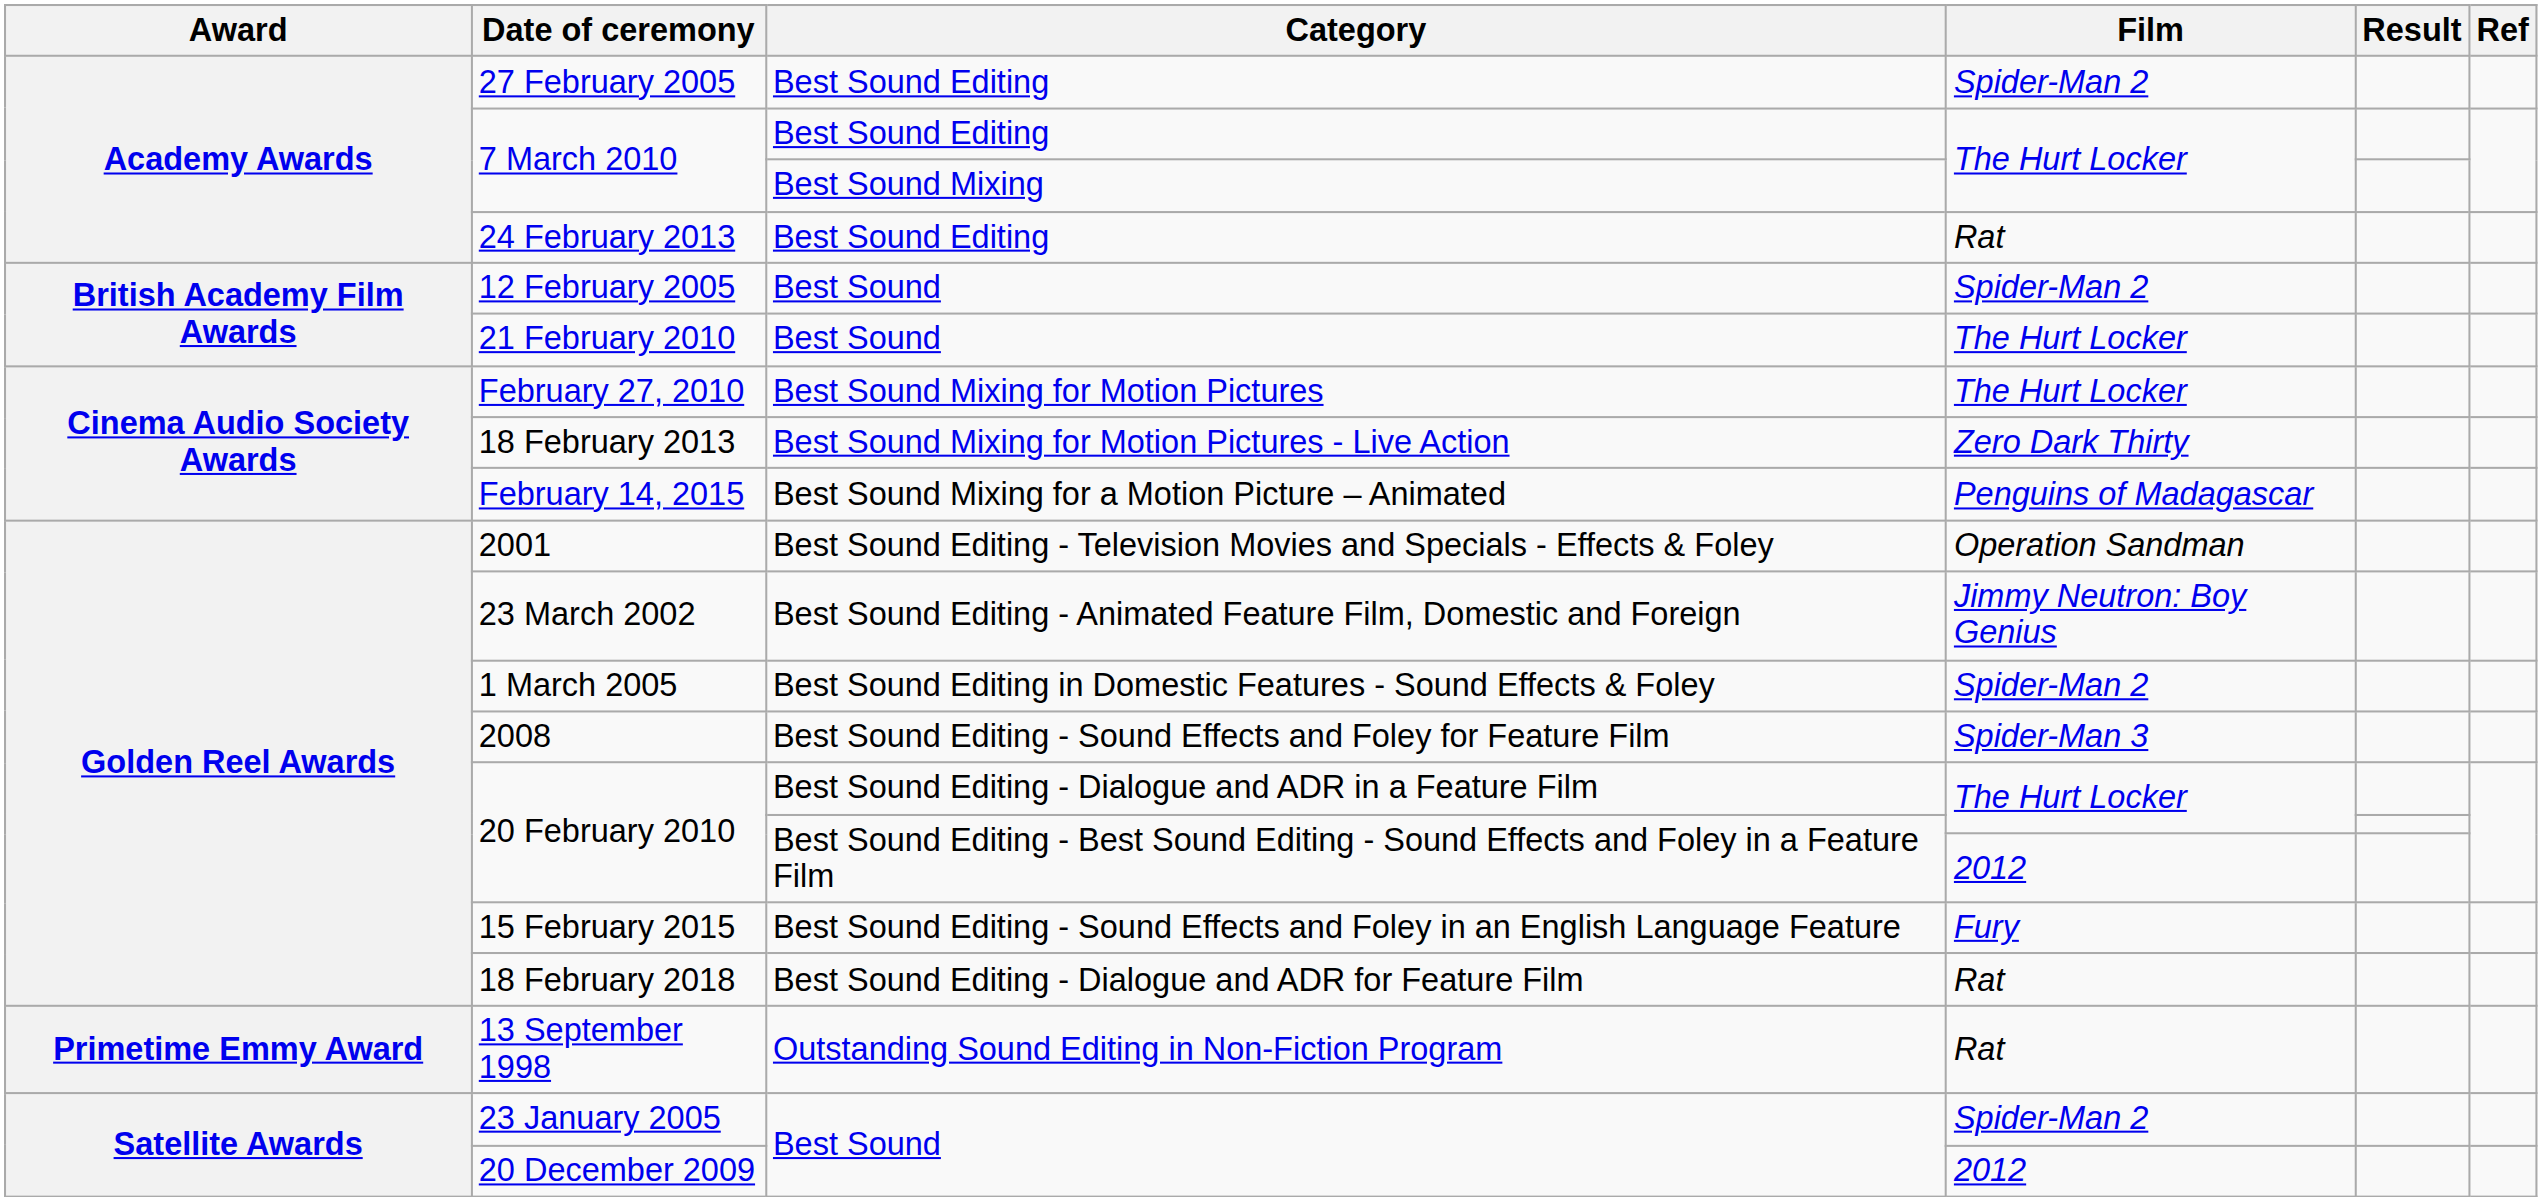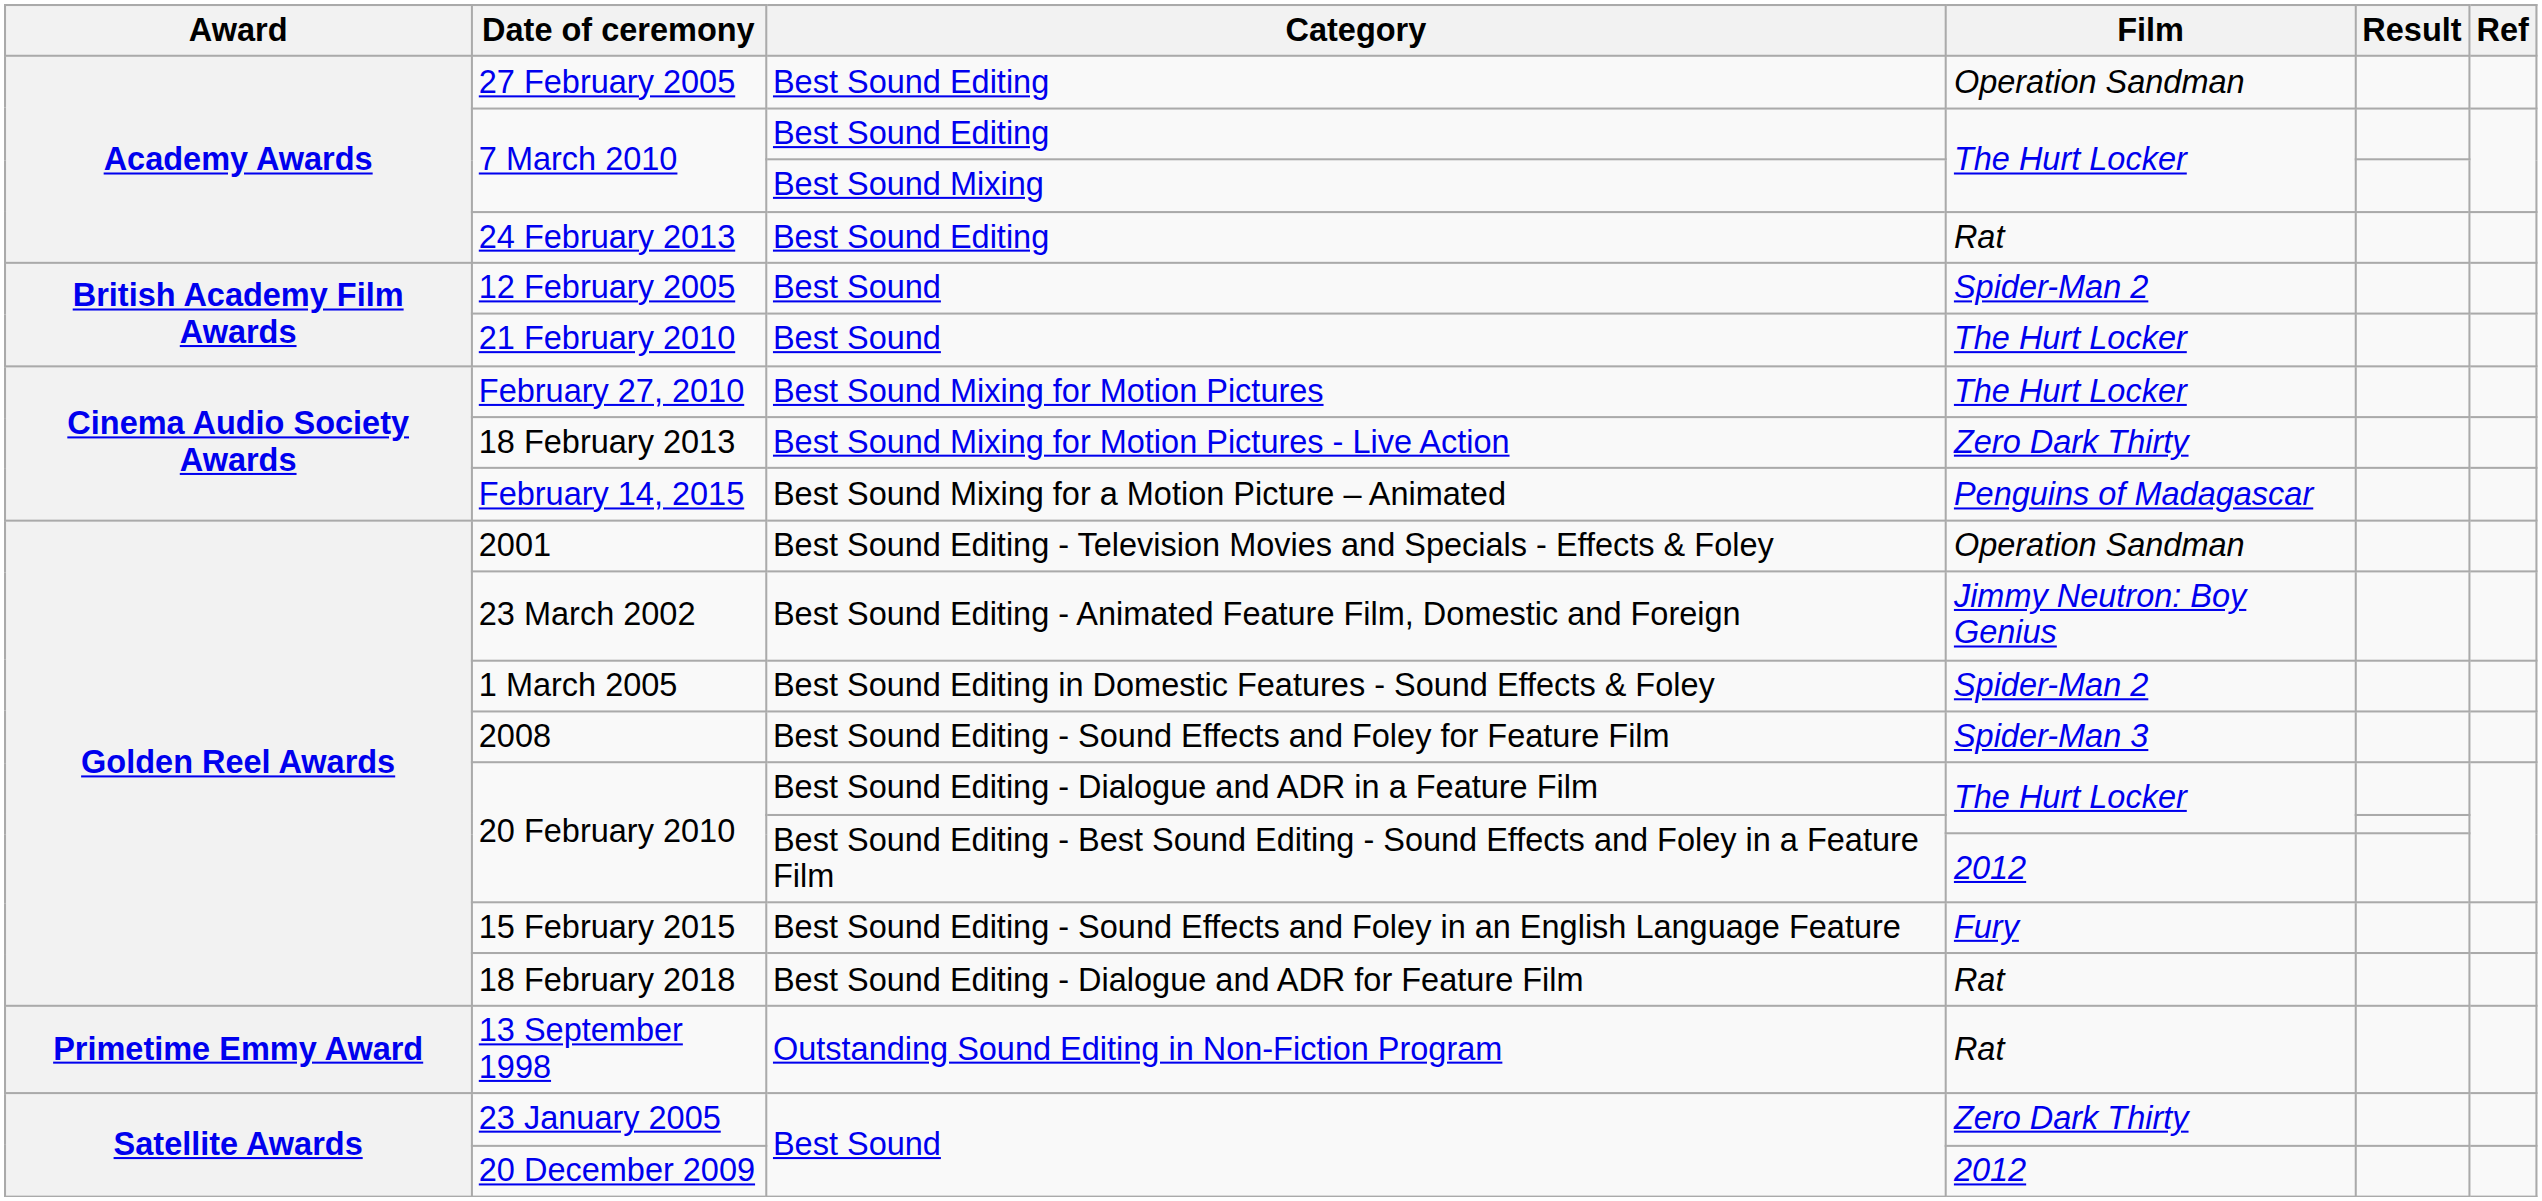(2051, 81) Spider-Man 2 -> (2099, 81) Operation Sandman
(2051, 1118) Spider-Man 2 -> (2071, 1118) Zero Dark Thirty
